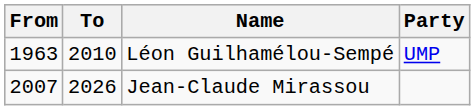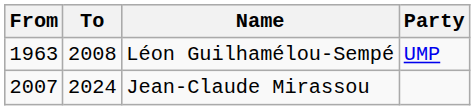(92, 54) 2010 -> (92, 54) 2008
(92, 87) 2026 -> (92, 87) 2024
